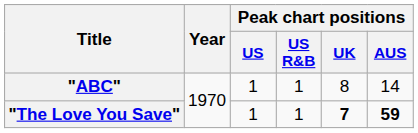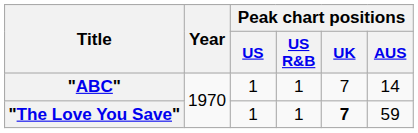(344, 86) 8 -> (344, 86) 7
(390, 113) bold -> (390, 113) normal
